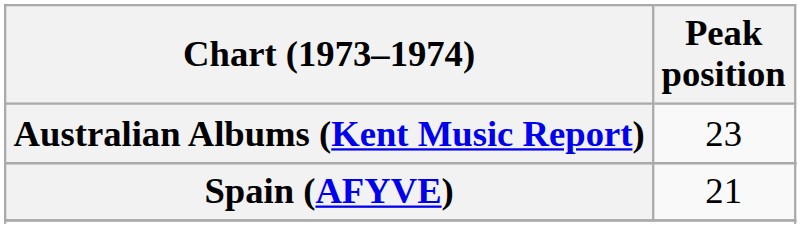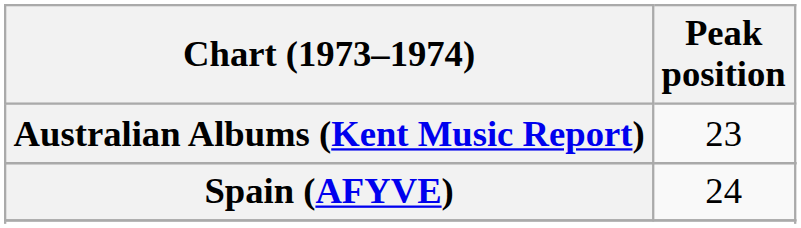(724, 190) 21 -> (724, 190) 24
